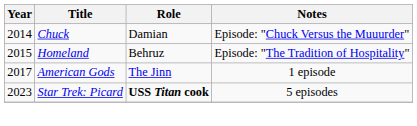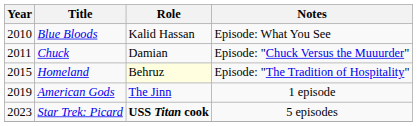+ row: (67, 33)
(20, 33) 2014 -> (19, 53) 2011
(146, 53) no background -> (146, 72) lightyellow background
(20, 72) 2017 -> (20, 92) 2019
